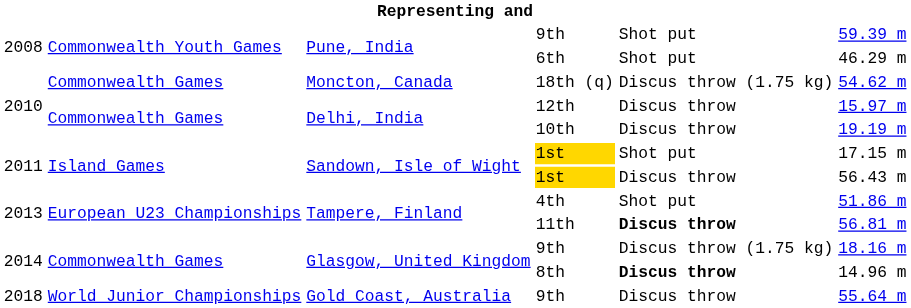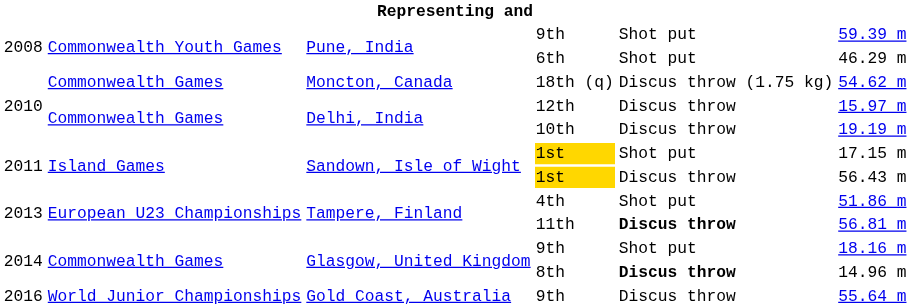(726, 249) Discus throw (1.75 kg) -> (658, 249) Shot put
(23, 296) 2018 -> (23, 296) 2016
